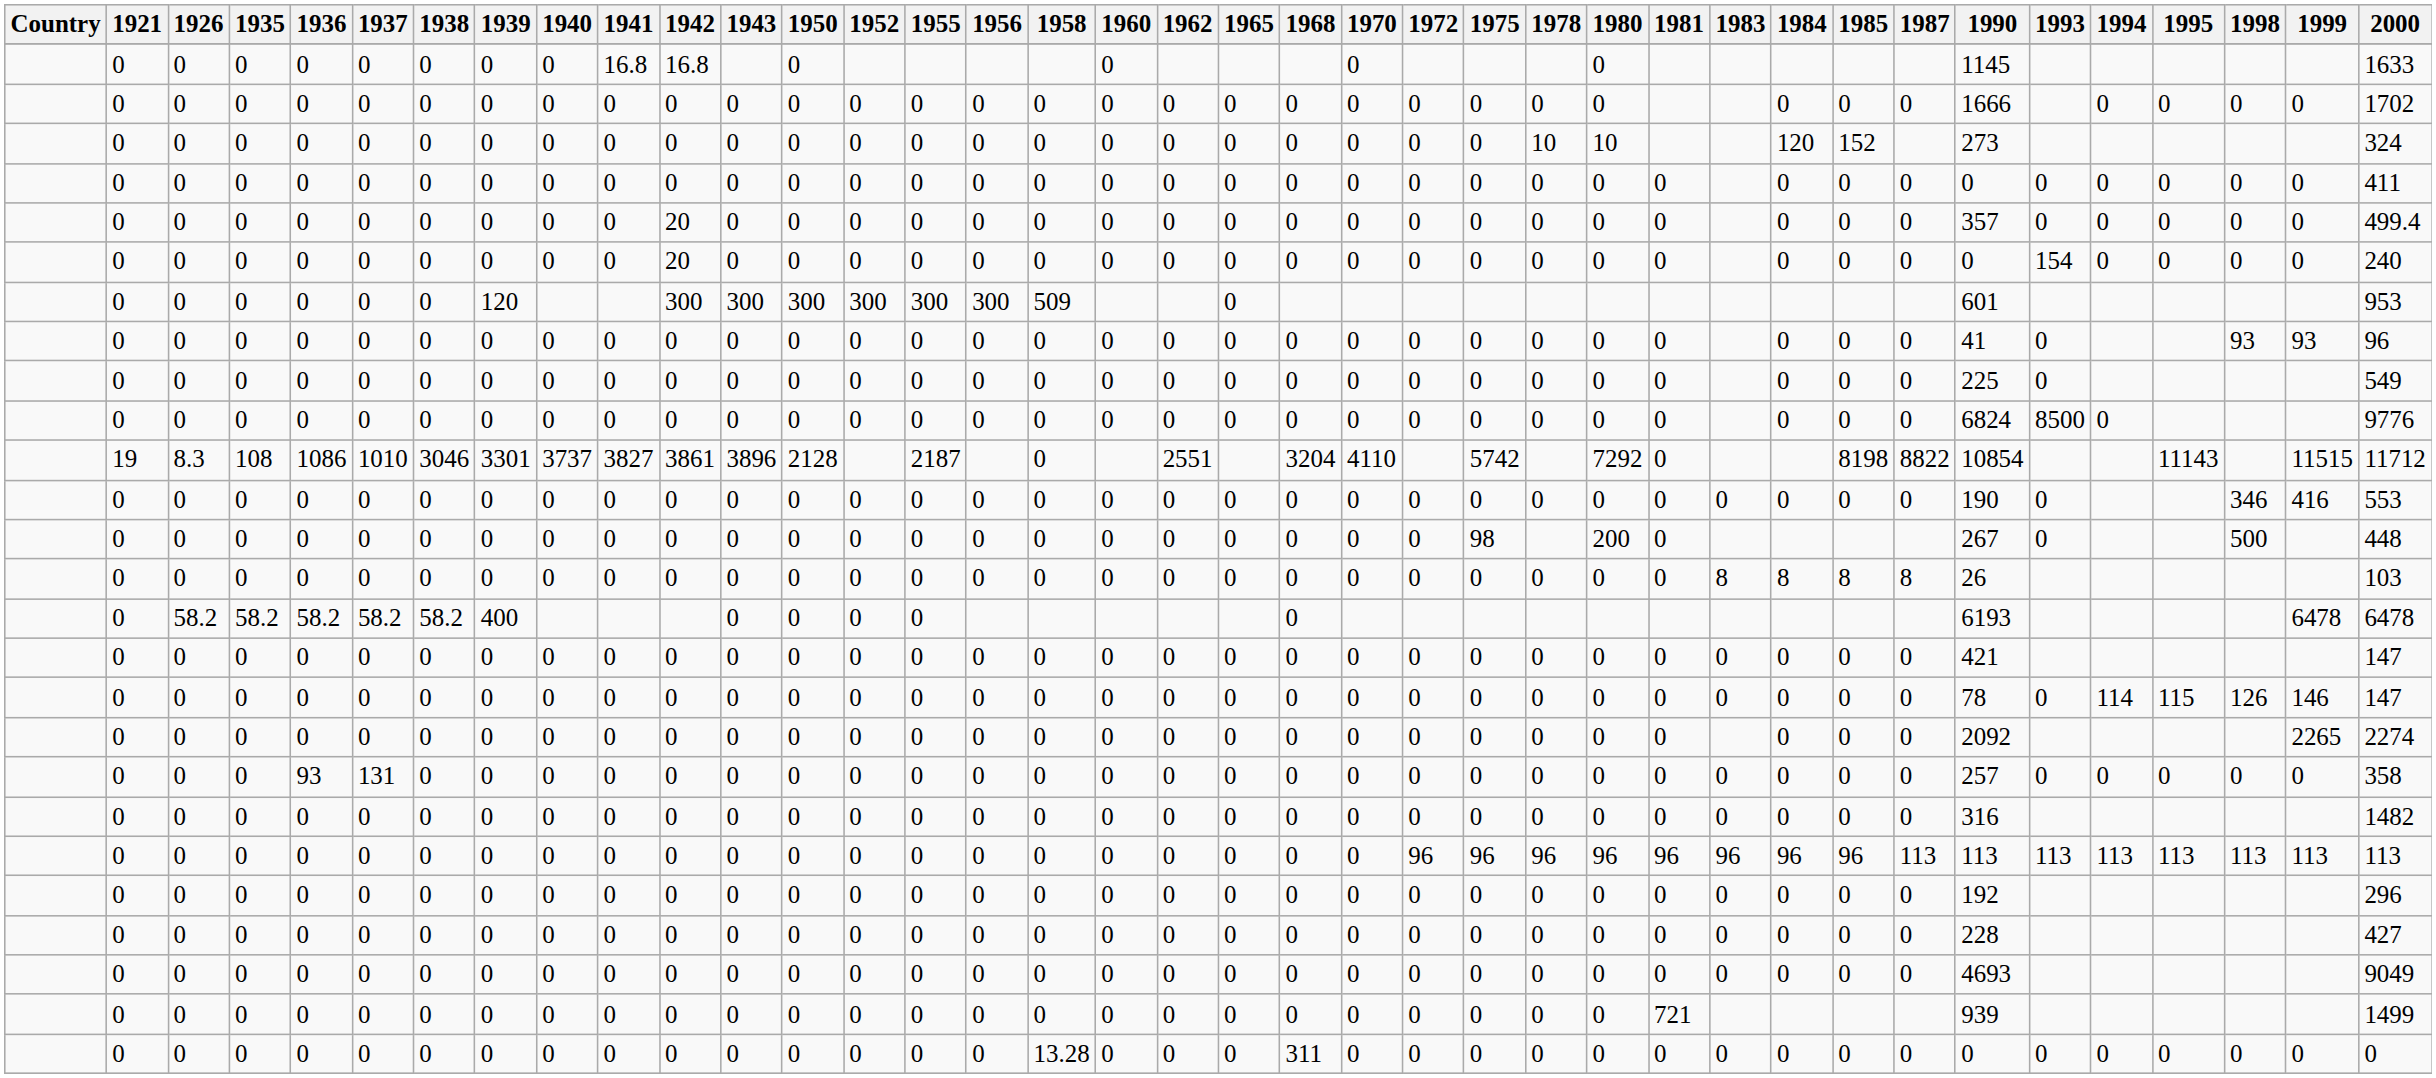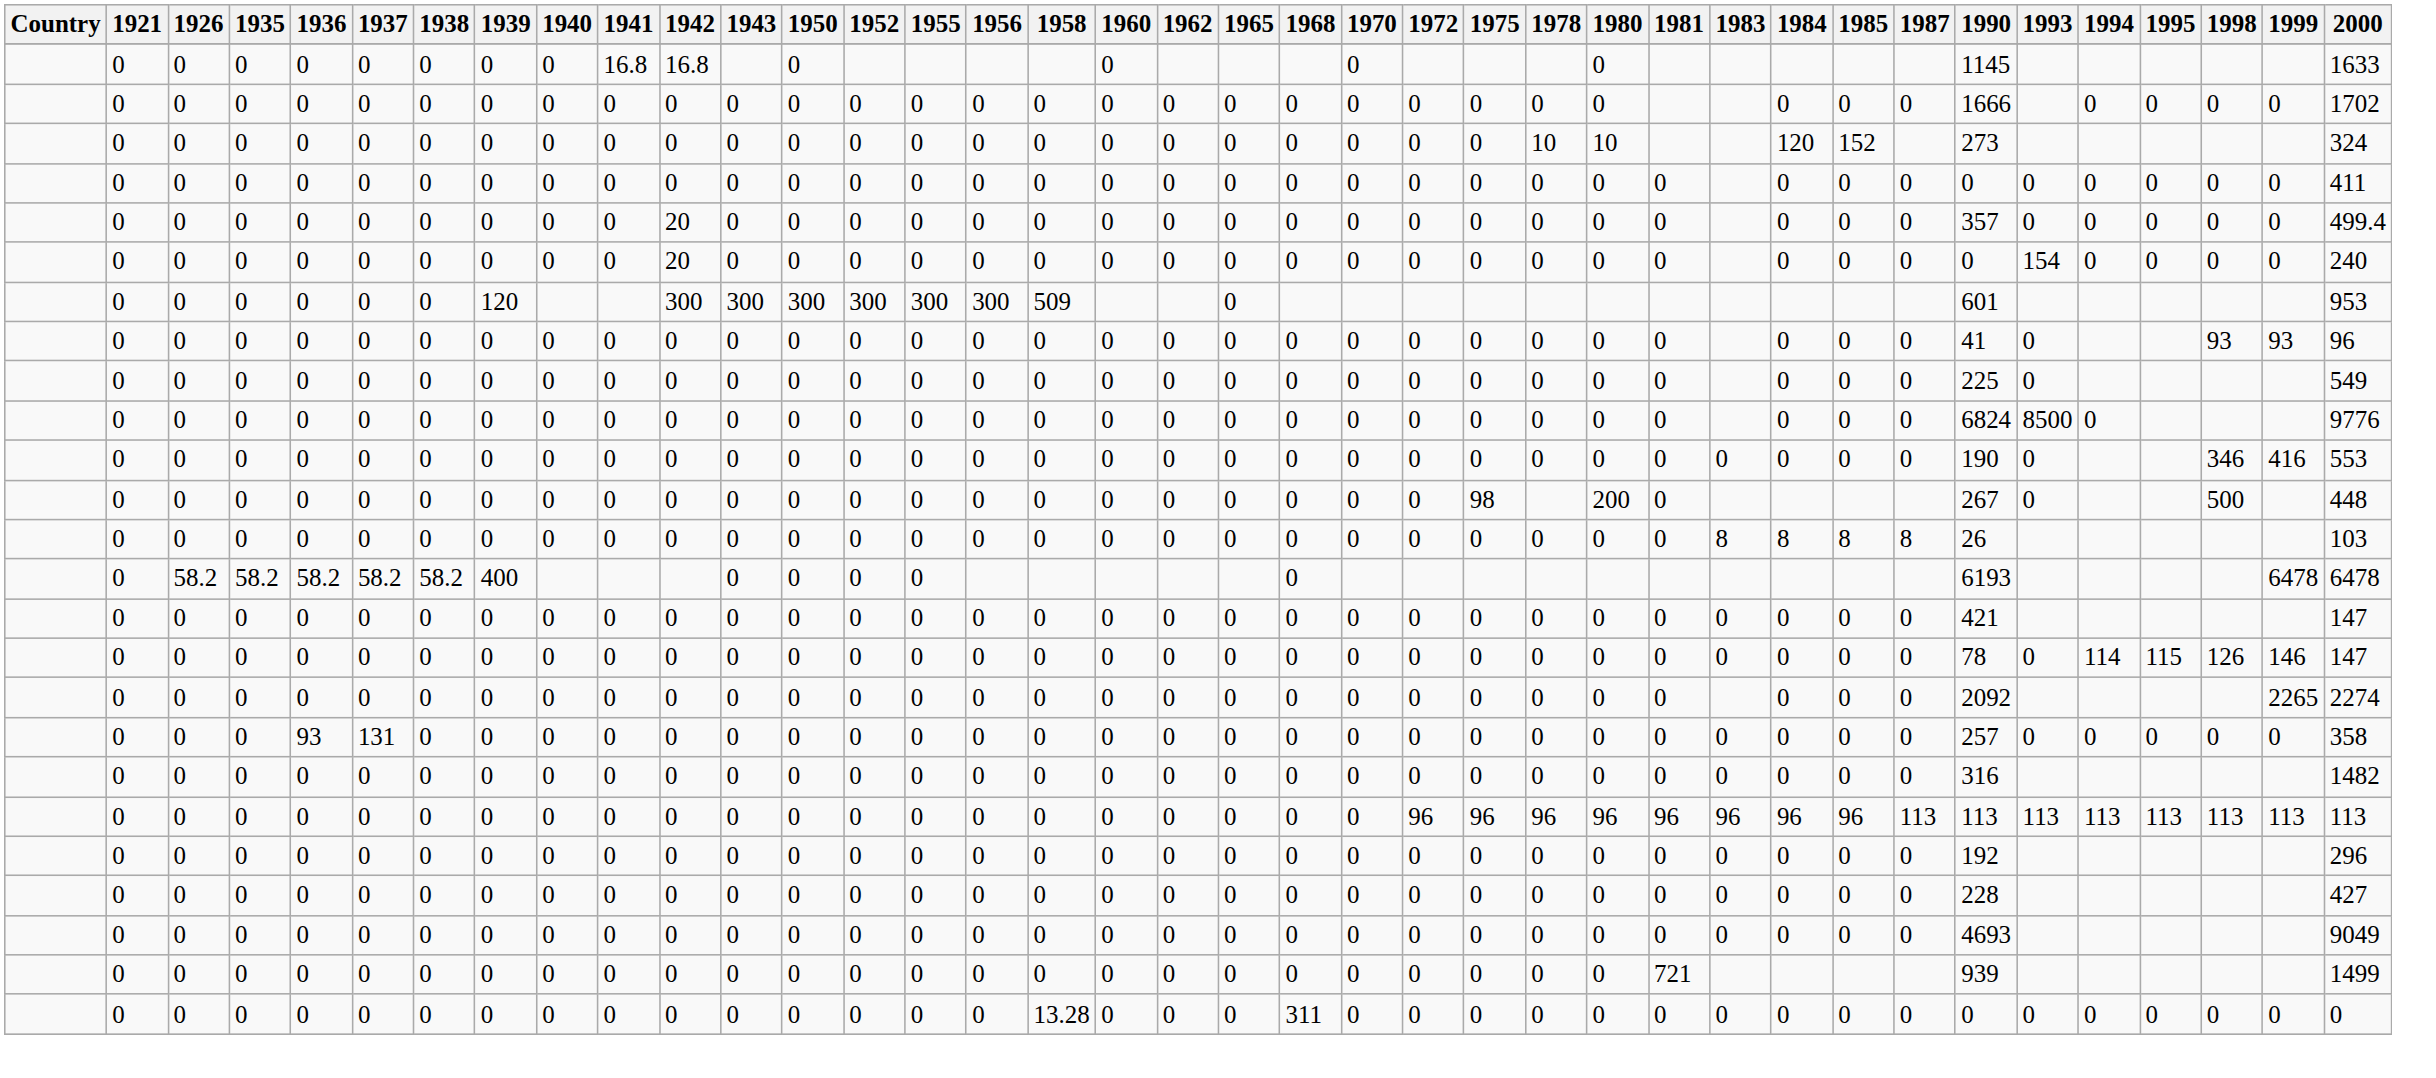- row: (189, 459)
